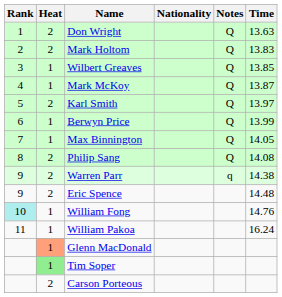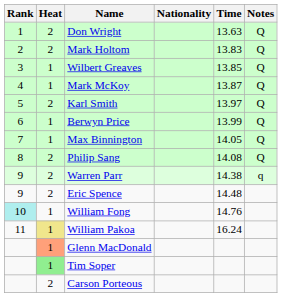columns swapped: (261, 13) <-> (230, 13)
(50, 229) no background -> (50, 229) khaki background
